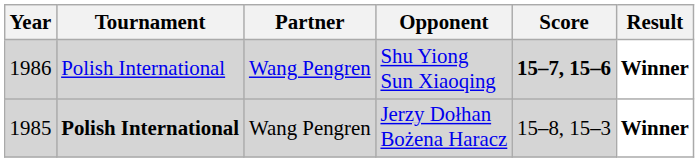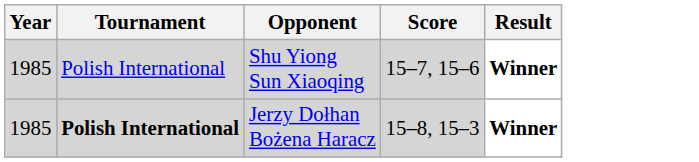- column: (310, 22)
(30, 68) 1986 -> (30, 68) 1985
(564, 68) bold -> (433, 68) normal
